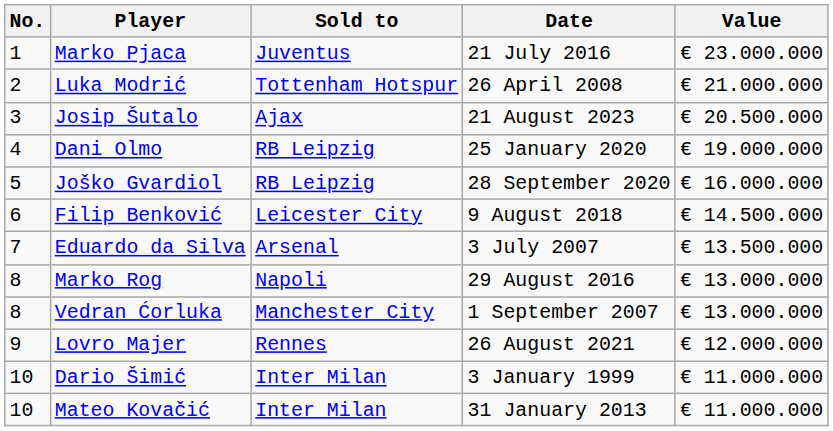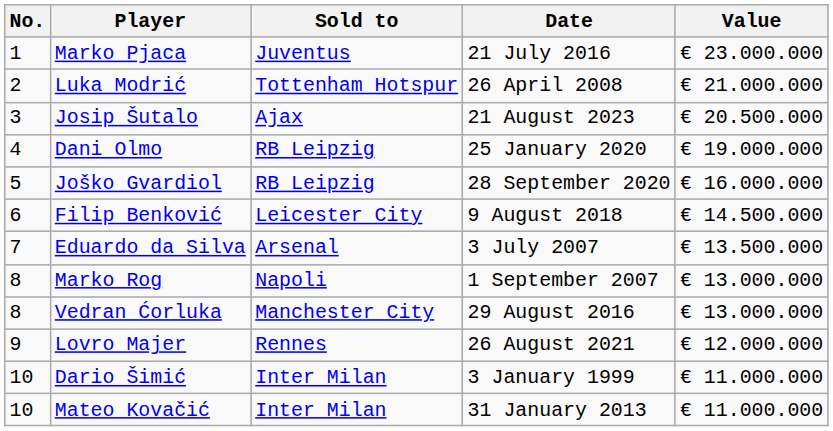(551, 280) 29 August 2016 -> (563, 280) 1 September 2007
(563, 313) 1 September 2007 -> (551, 313) 29 August 2016
